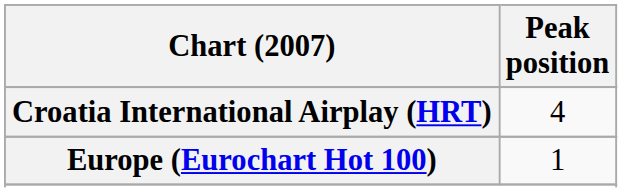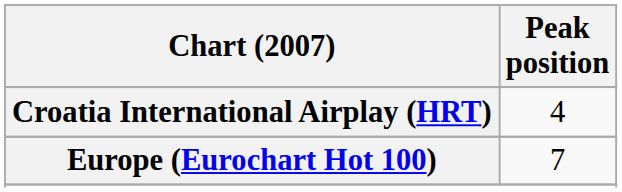(558, 160) 1 -> (558, 160) 7
